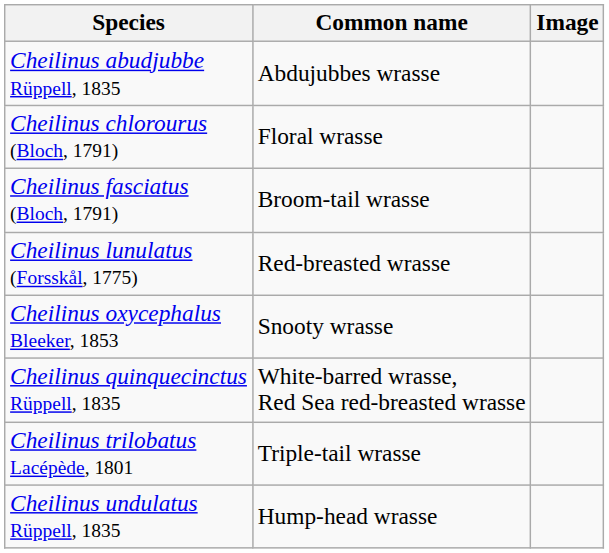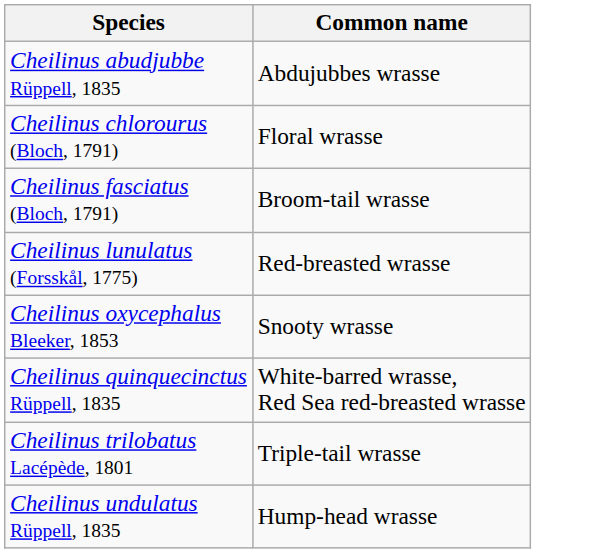- column: (567, 23)
